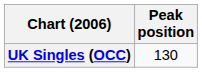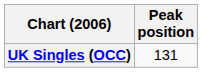(166, 55) 130 -> (166, 55) 131
